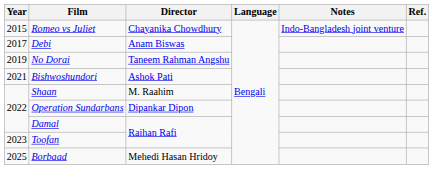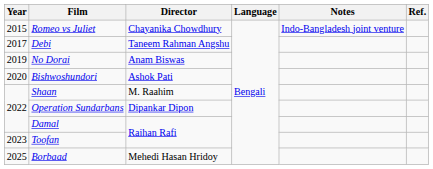(156, 44) Anam Biswas -> (179, 44) Taneem Rahman Angshu
(179, 60) Taneem Rahman Angshu -> (156, 60) Anam Biswas
(17, 76) 2021 -> (17, 76) 2020
